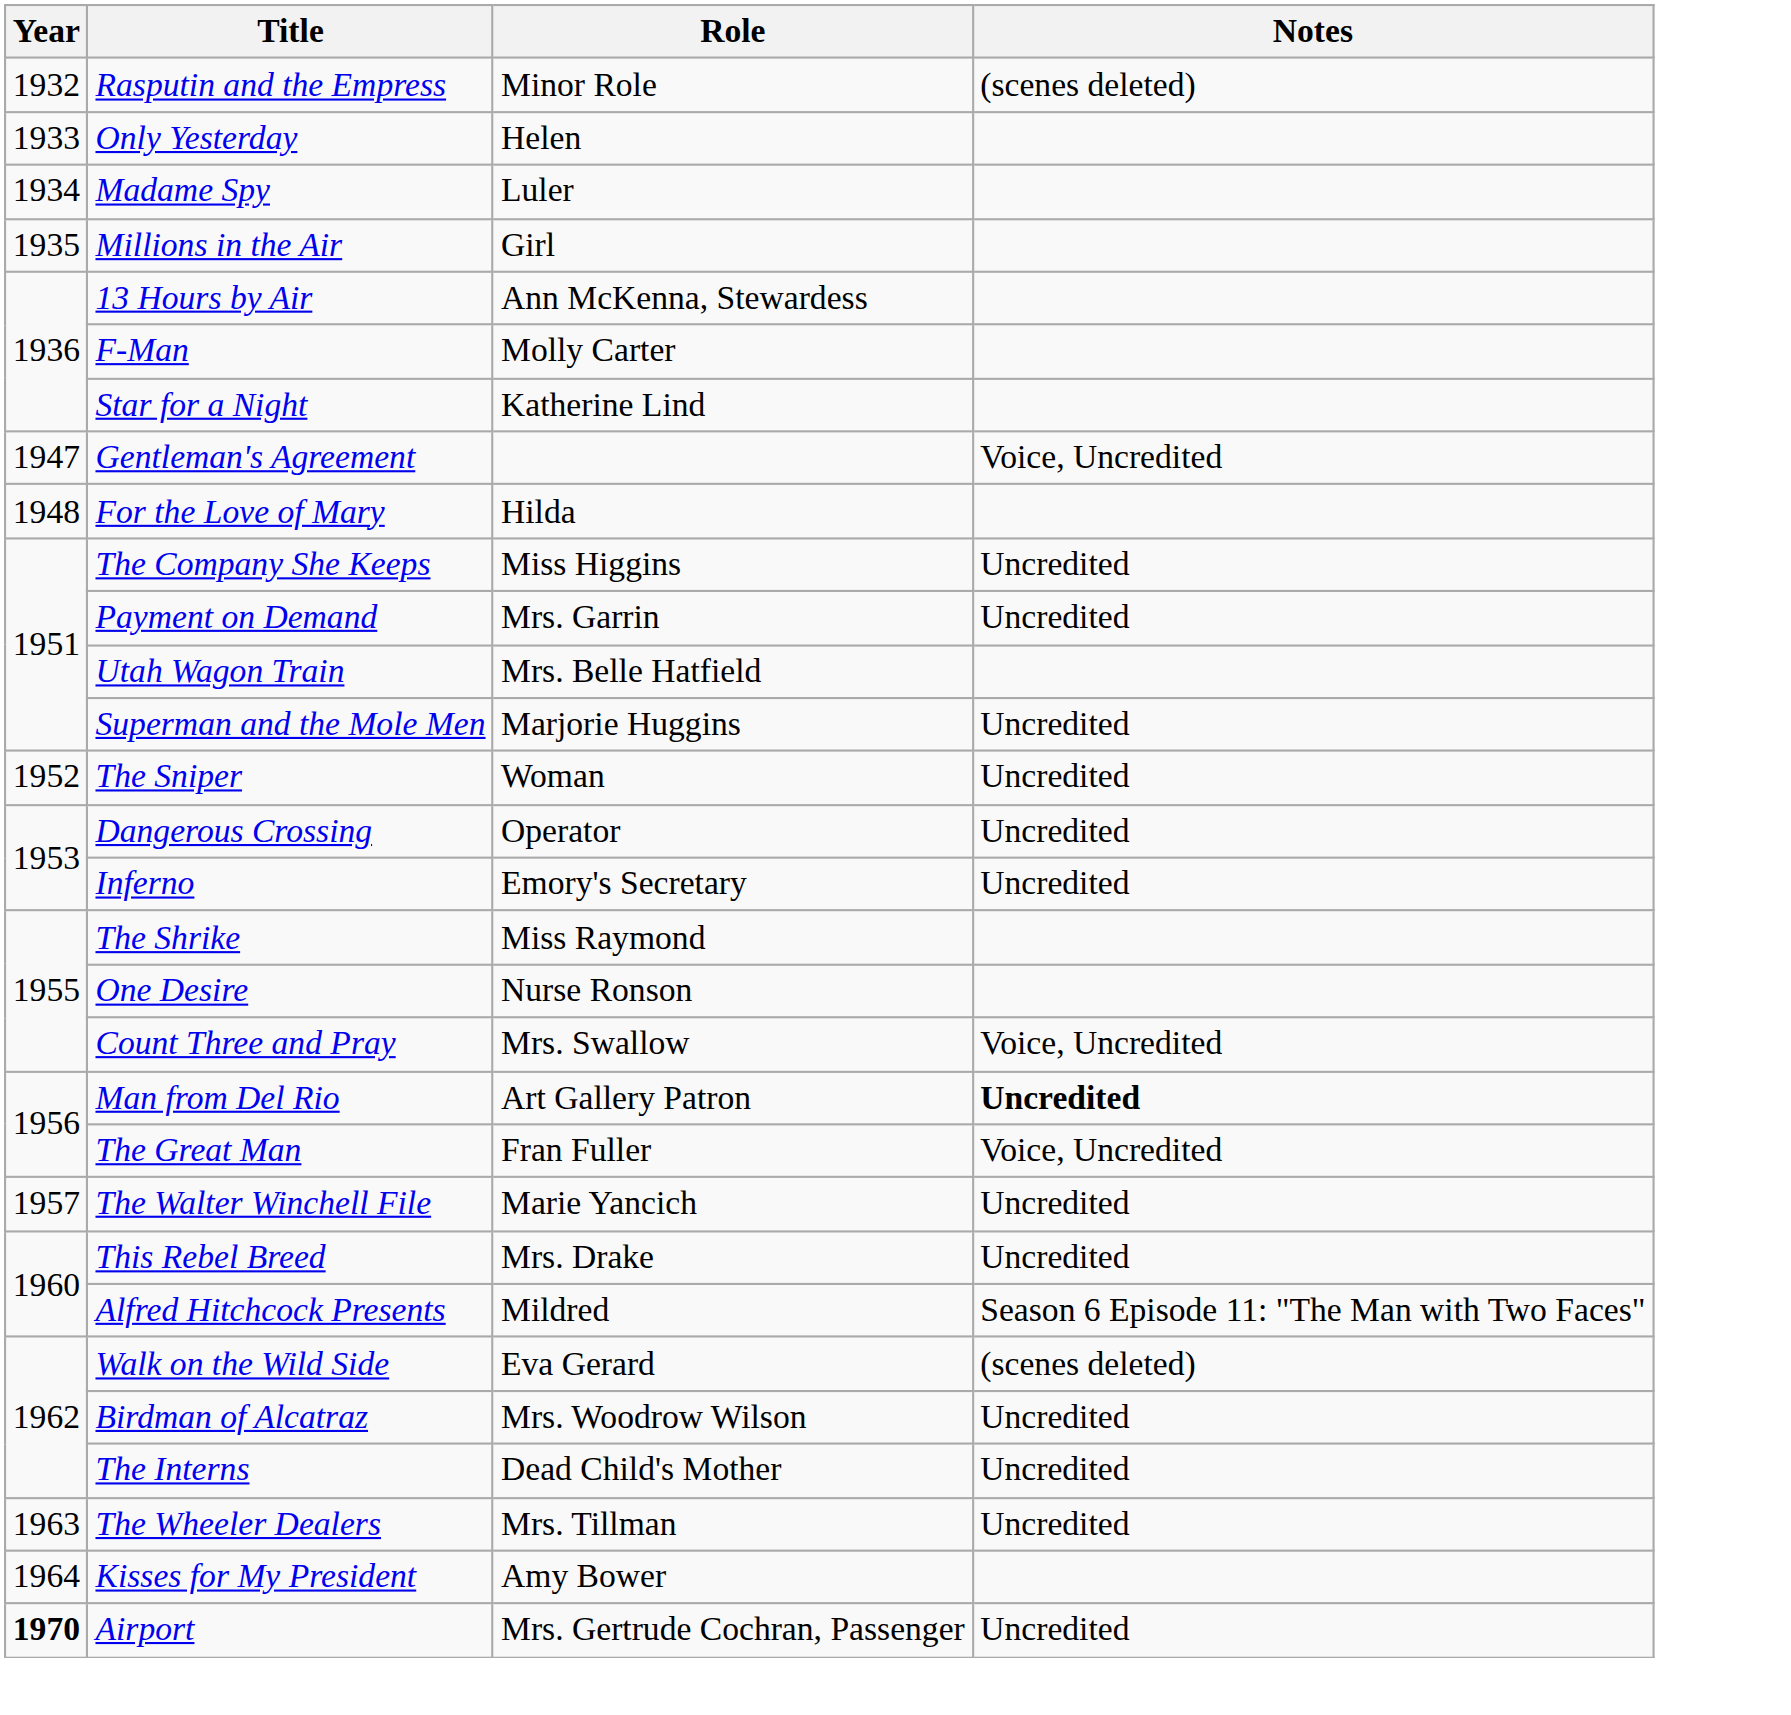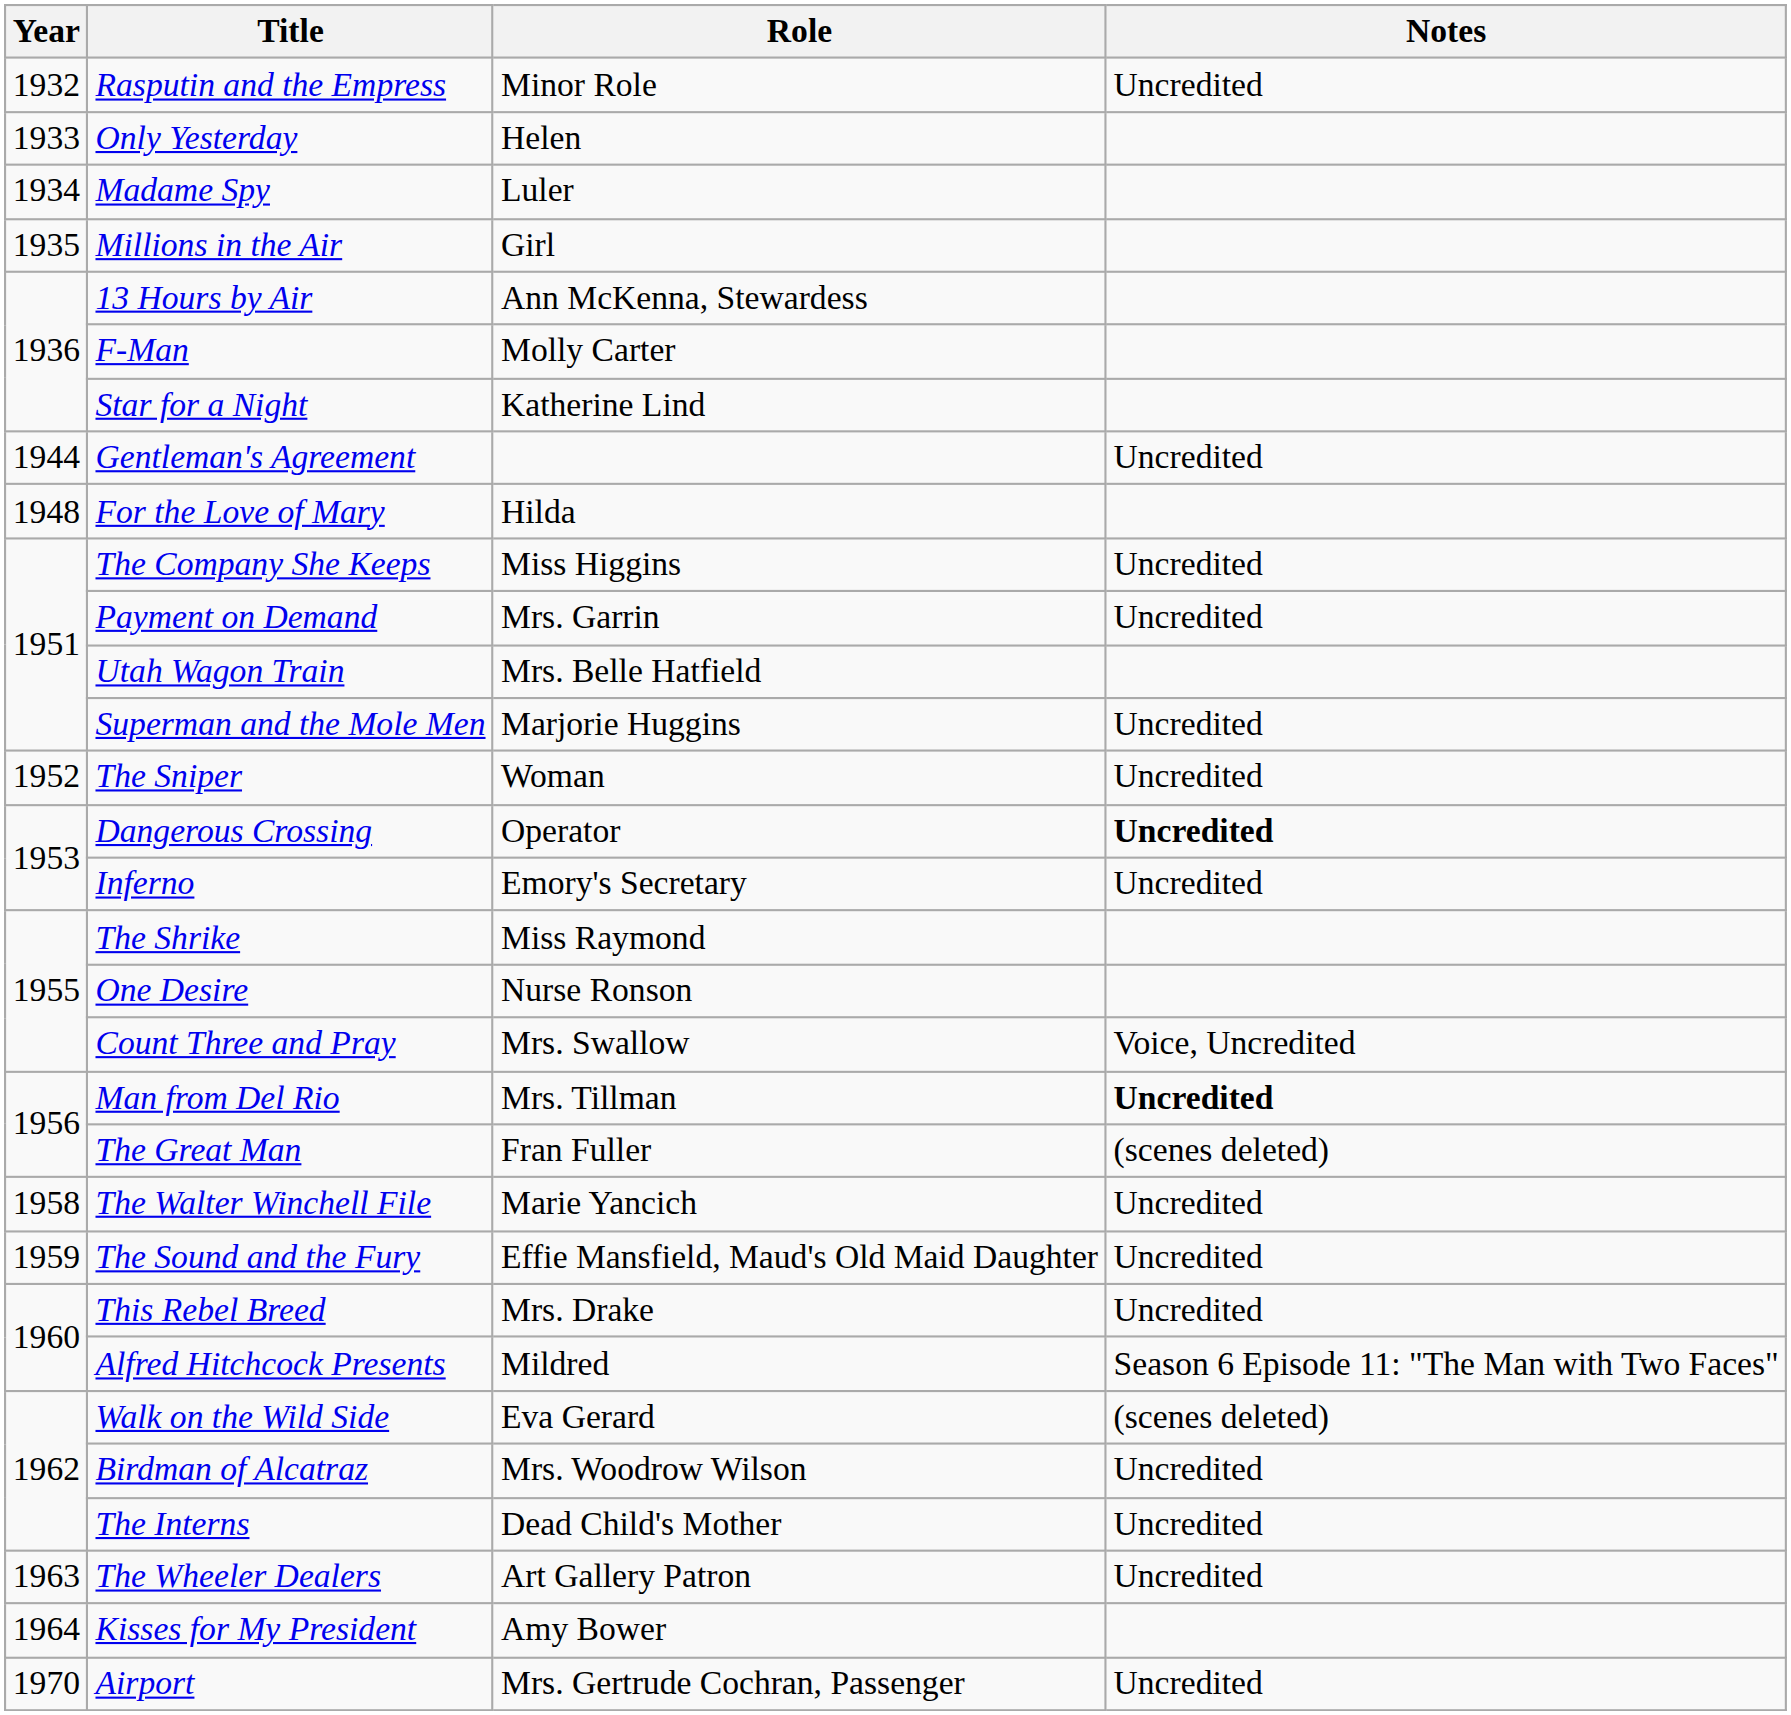(1088, 84) (scenes deleted) -> (1188, 84) Uncredited
(46, 457) 1947 -> (46, 457) 1944
(1101, 457) Voice, Uncredited -> (1188, 457) Uncredited
(1055, 830) normal -> (1194, 830) bold
(626, 1096) Art Gallery Patron -> (589, 1096) Mrs. Tillman
(1101, 1150) Voice, Uncredited -> (1221, 1150) (scenes deleted)
(46, 1203) 1957 -> (46, 1203) 1958
+ row: (258, 1256)
(589, 1523) Mrs. Tillman -> (626, 1576) Art Gallery Patron
(46, 1629) bold -> (46, 1683) normal
